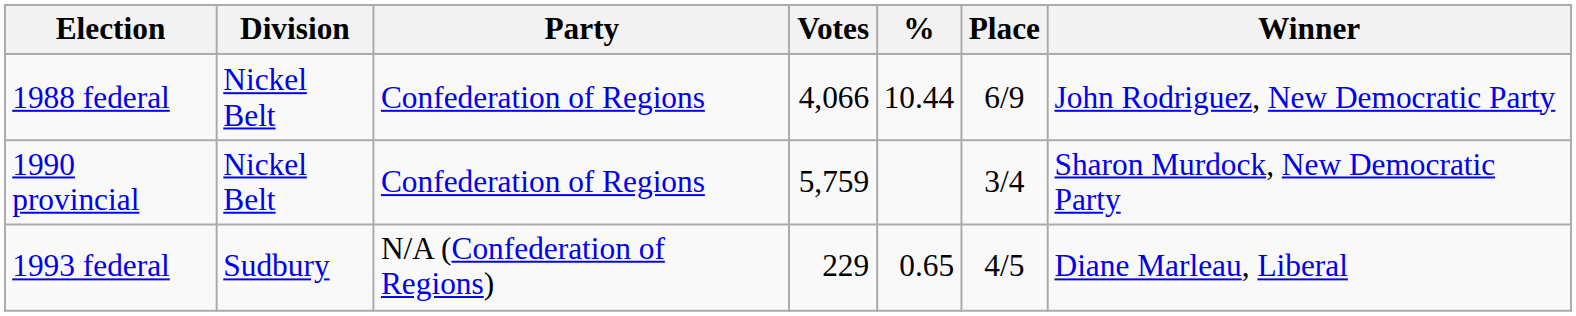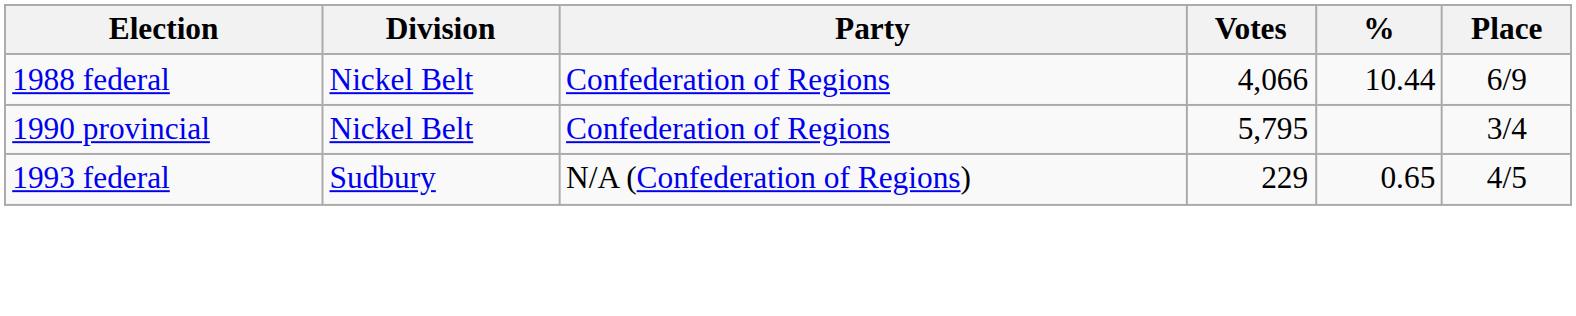- column: (1309, 29)
(834, 181) 5,759 -> (1273, 128) 5,795
